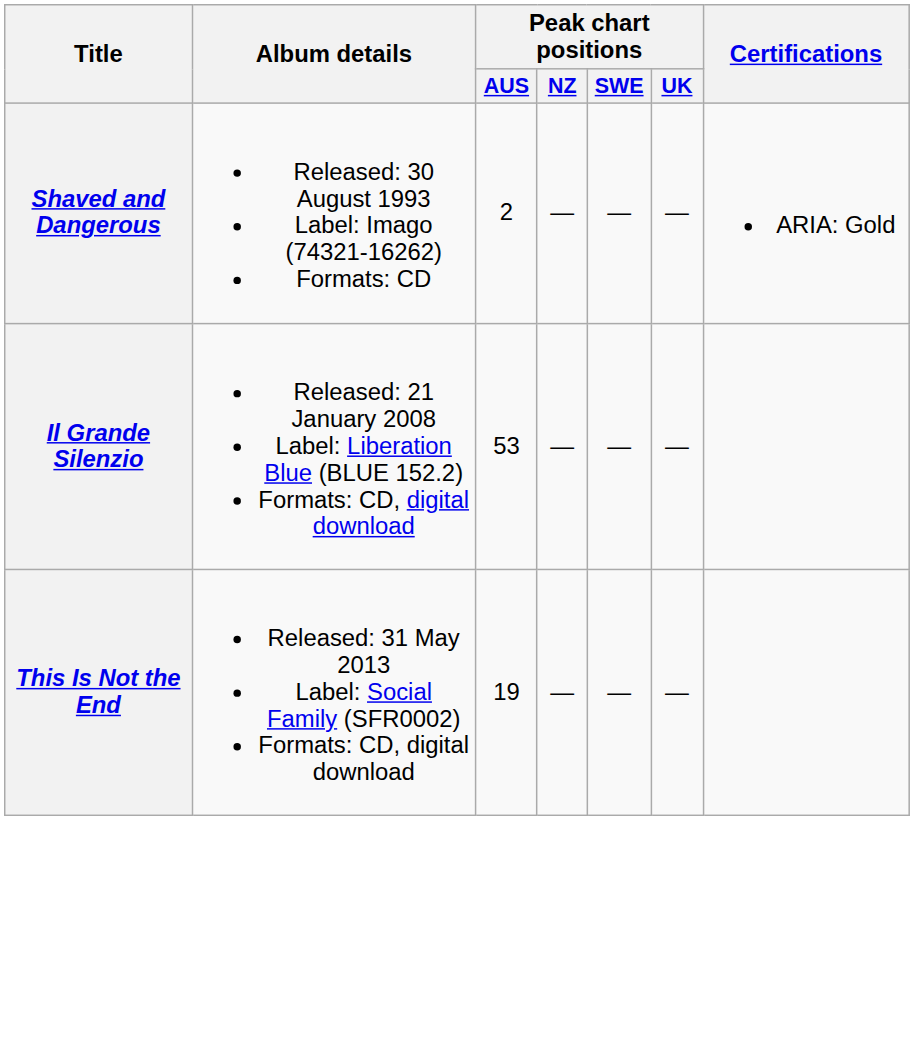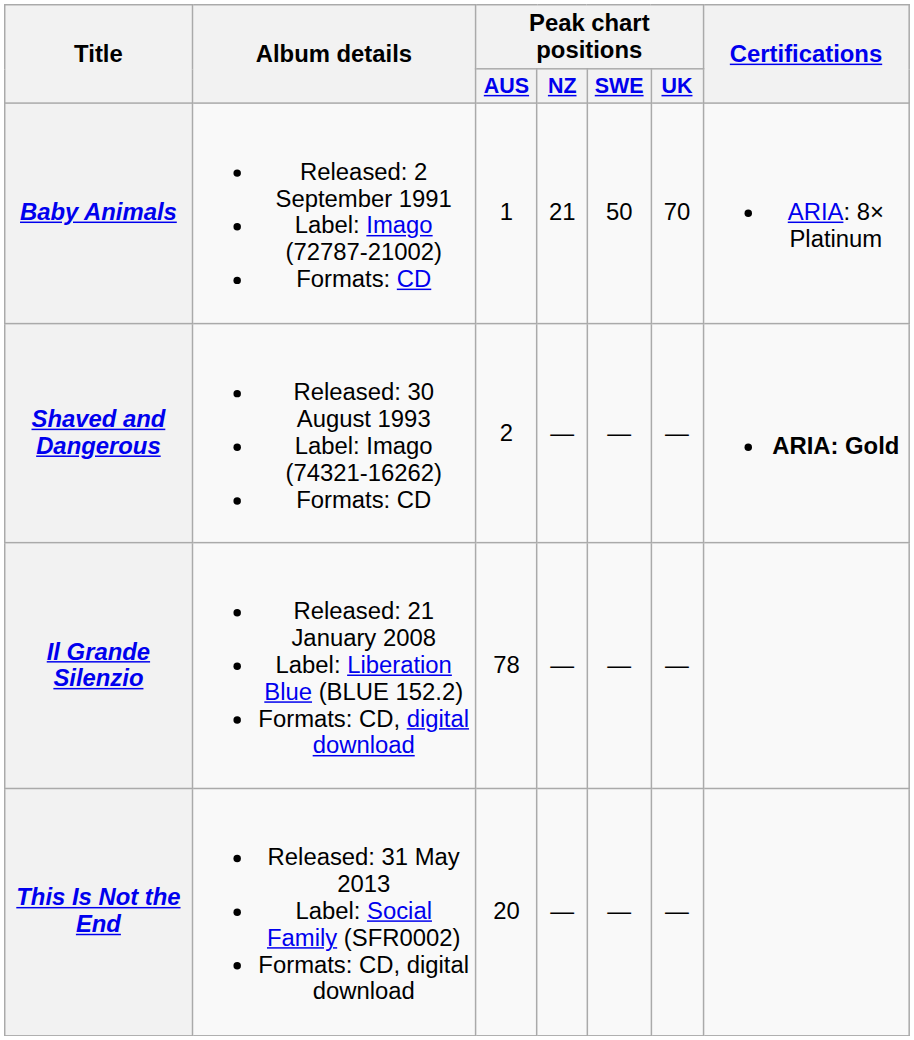+ row: (98, 212)
(806, 226) normal -> (806, 446) bold
(506, 445) 53 -> (506, 665) 78
(506, 692) 19 -> (506, 911) 20
